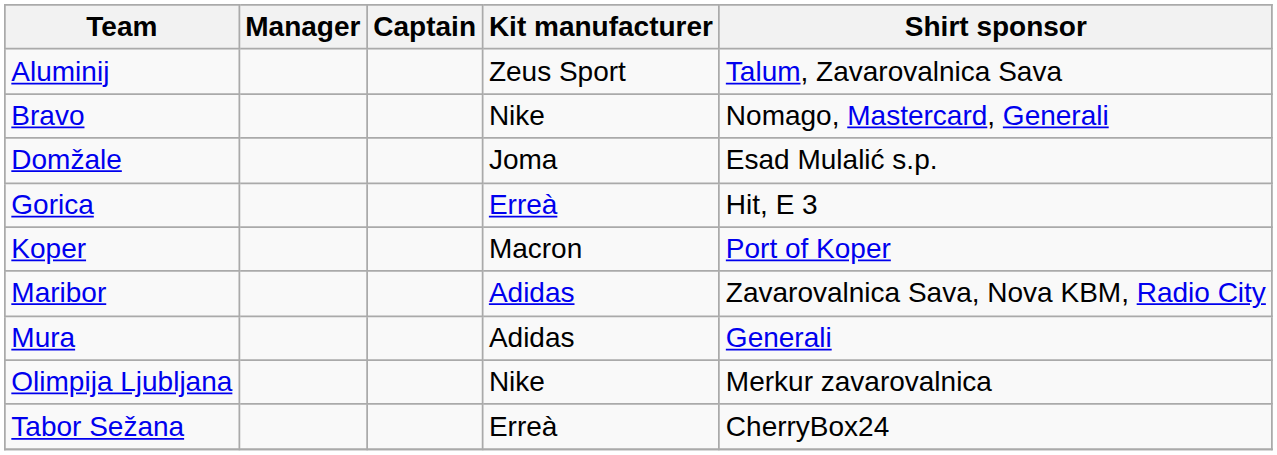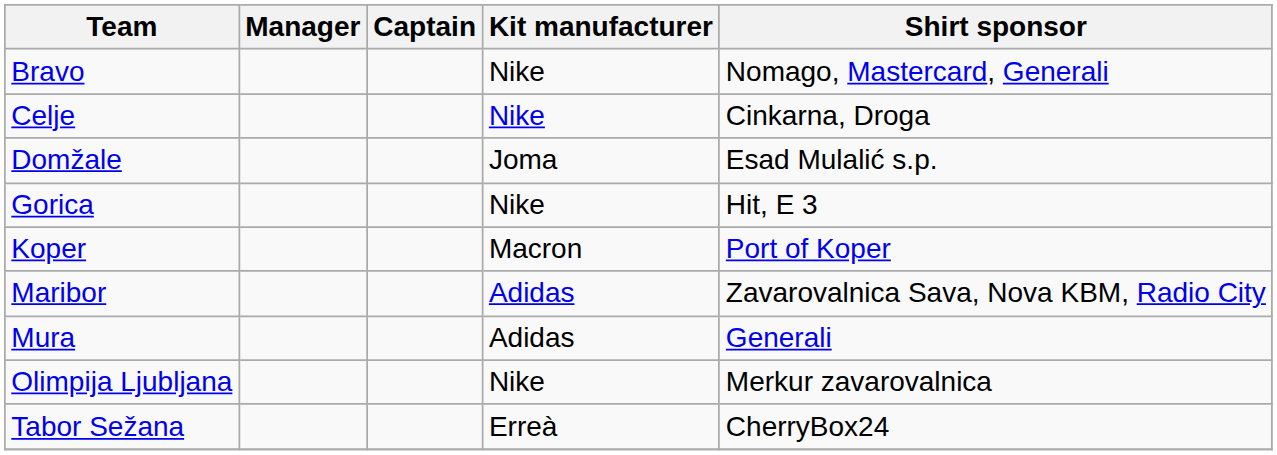- row: (60, 71)
+ row: (43, 115)
(523, 204) Erreà -> (517, 204) Nike
